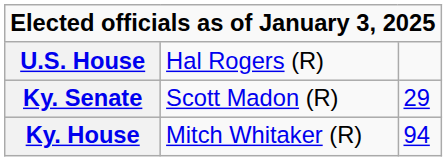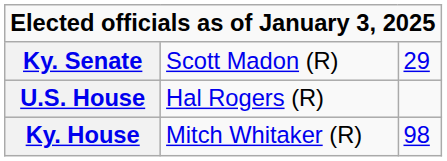rows swapped: (83, 60) <-> (83, 98)
(417, 135) 94 -> (417, 135) 98
